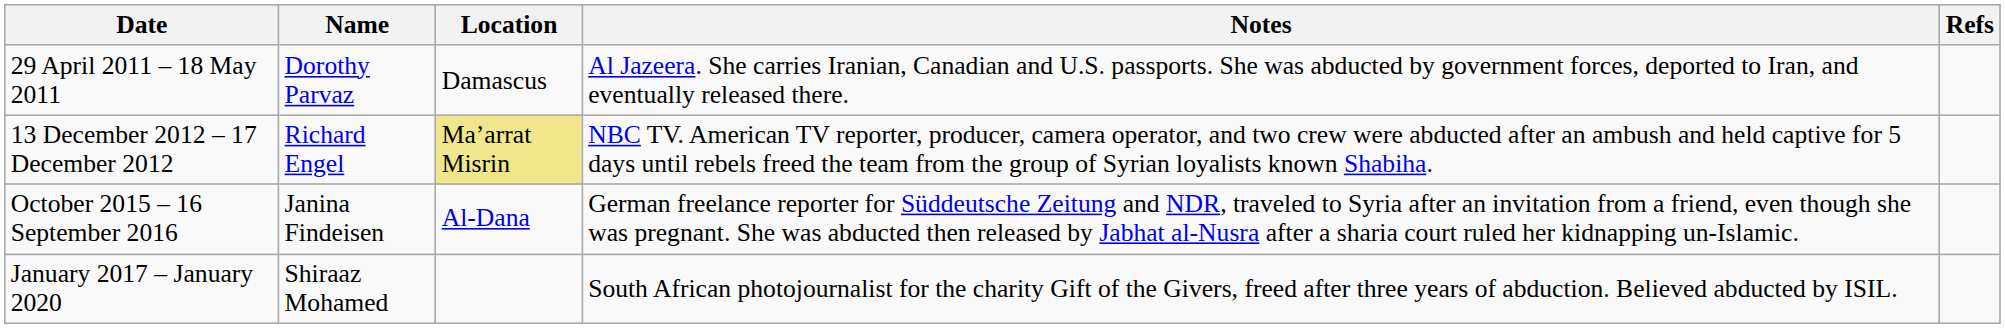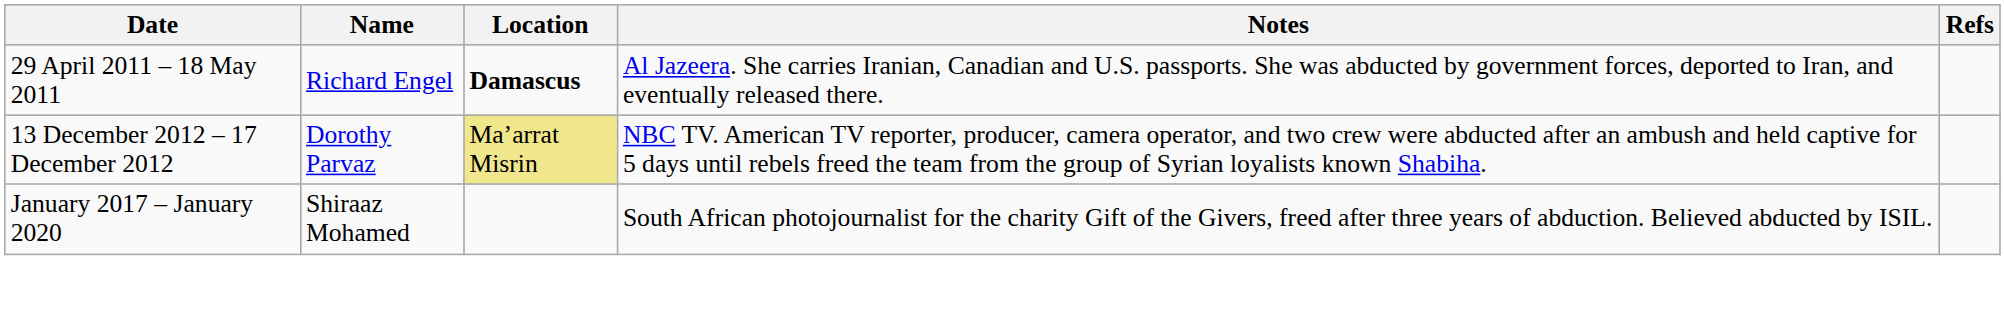(327, 79) Dorothy Parvaz -> (380, 79) Richard Engel
(494, 79) normal -> (525, 79) bold
(325, 149) Richard Engel -> (349, 149) Dorothy Parvaz
- row: (106, 218)
